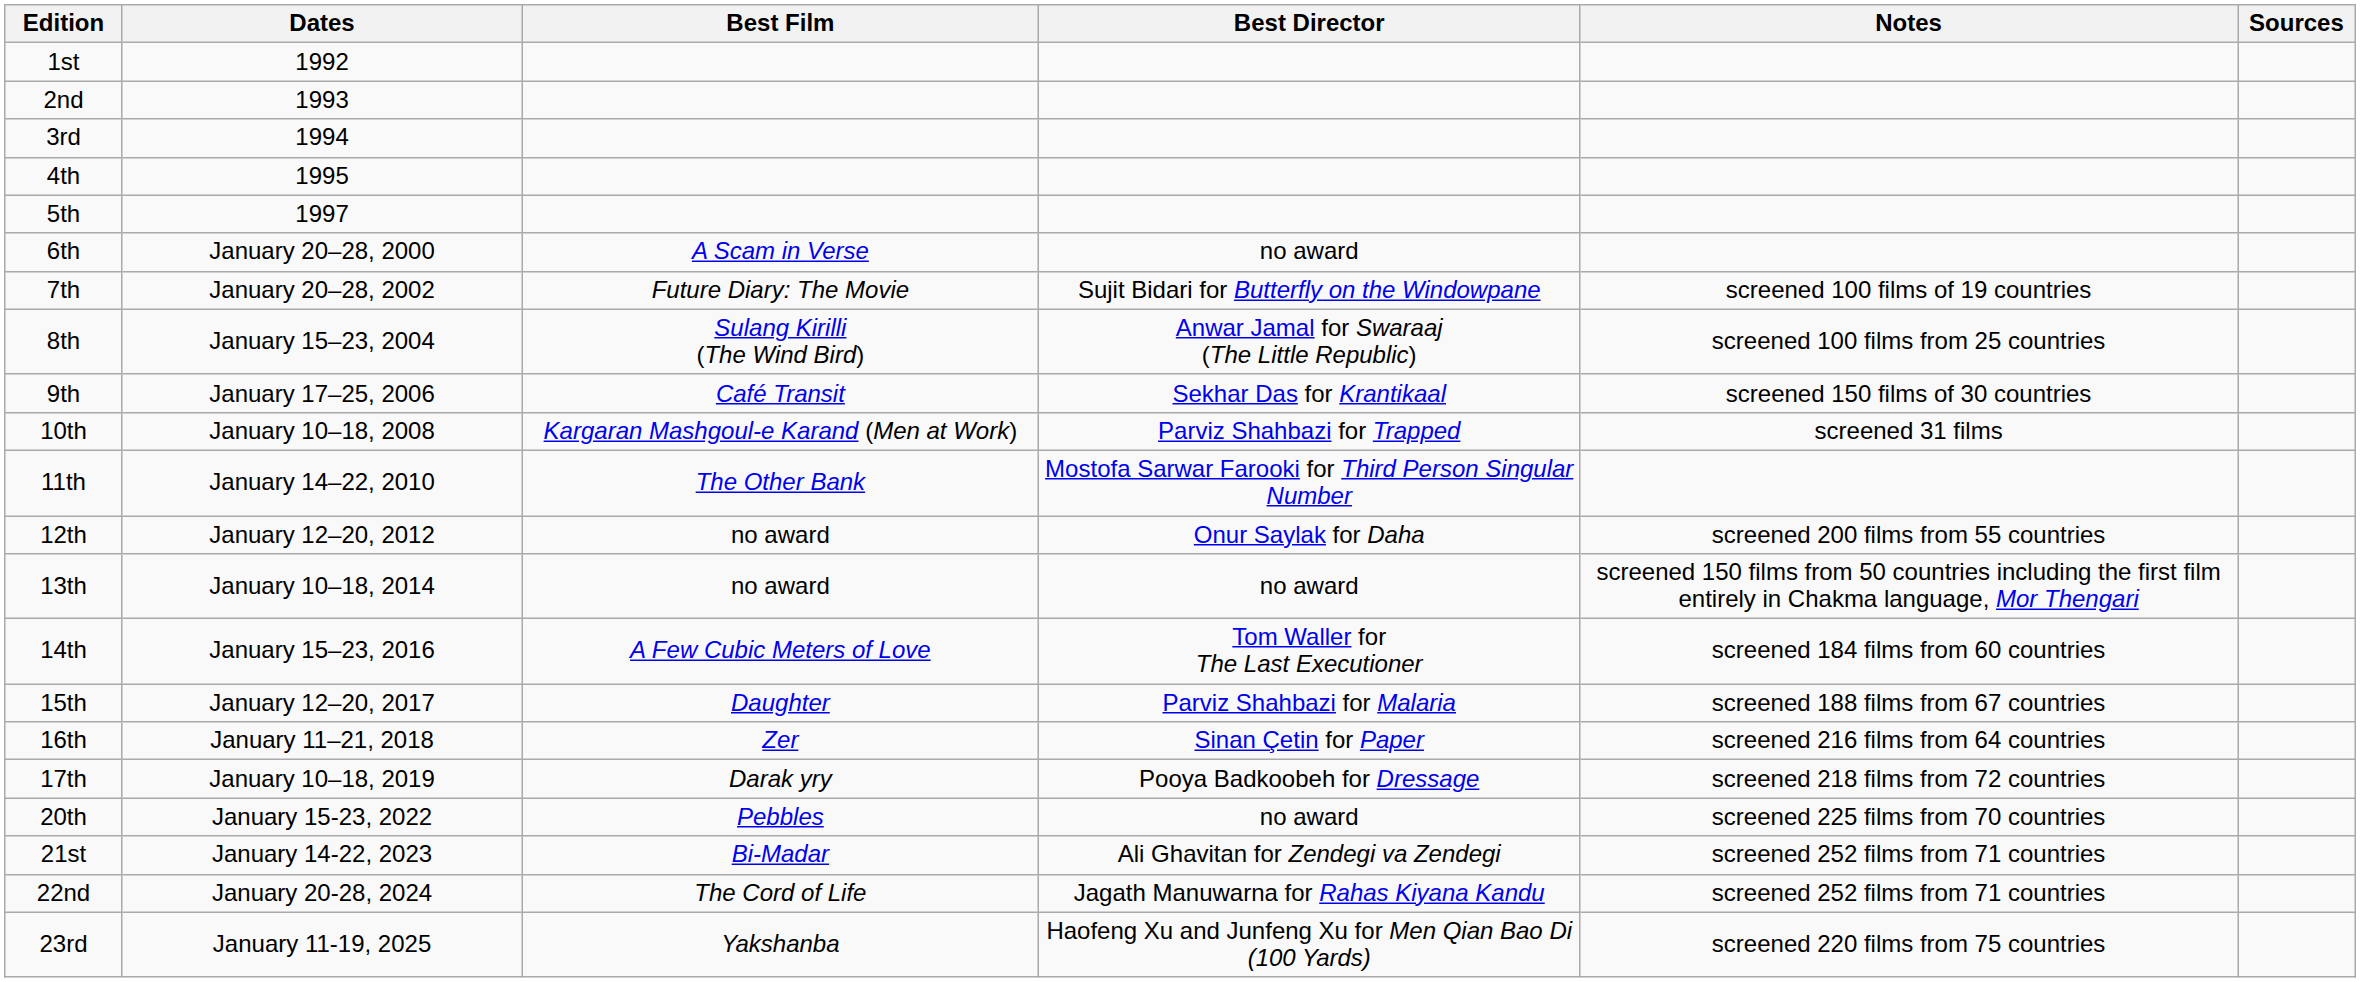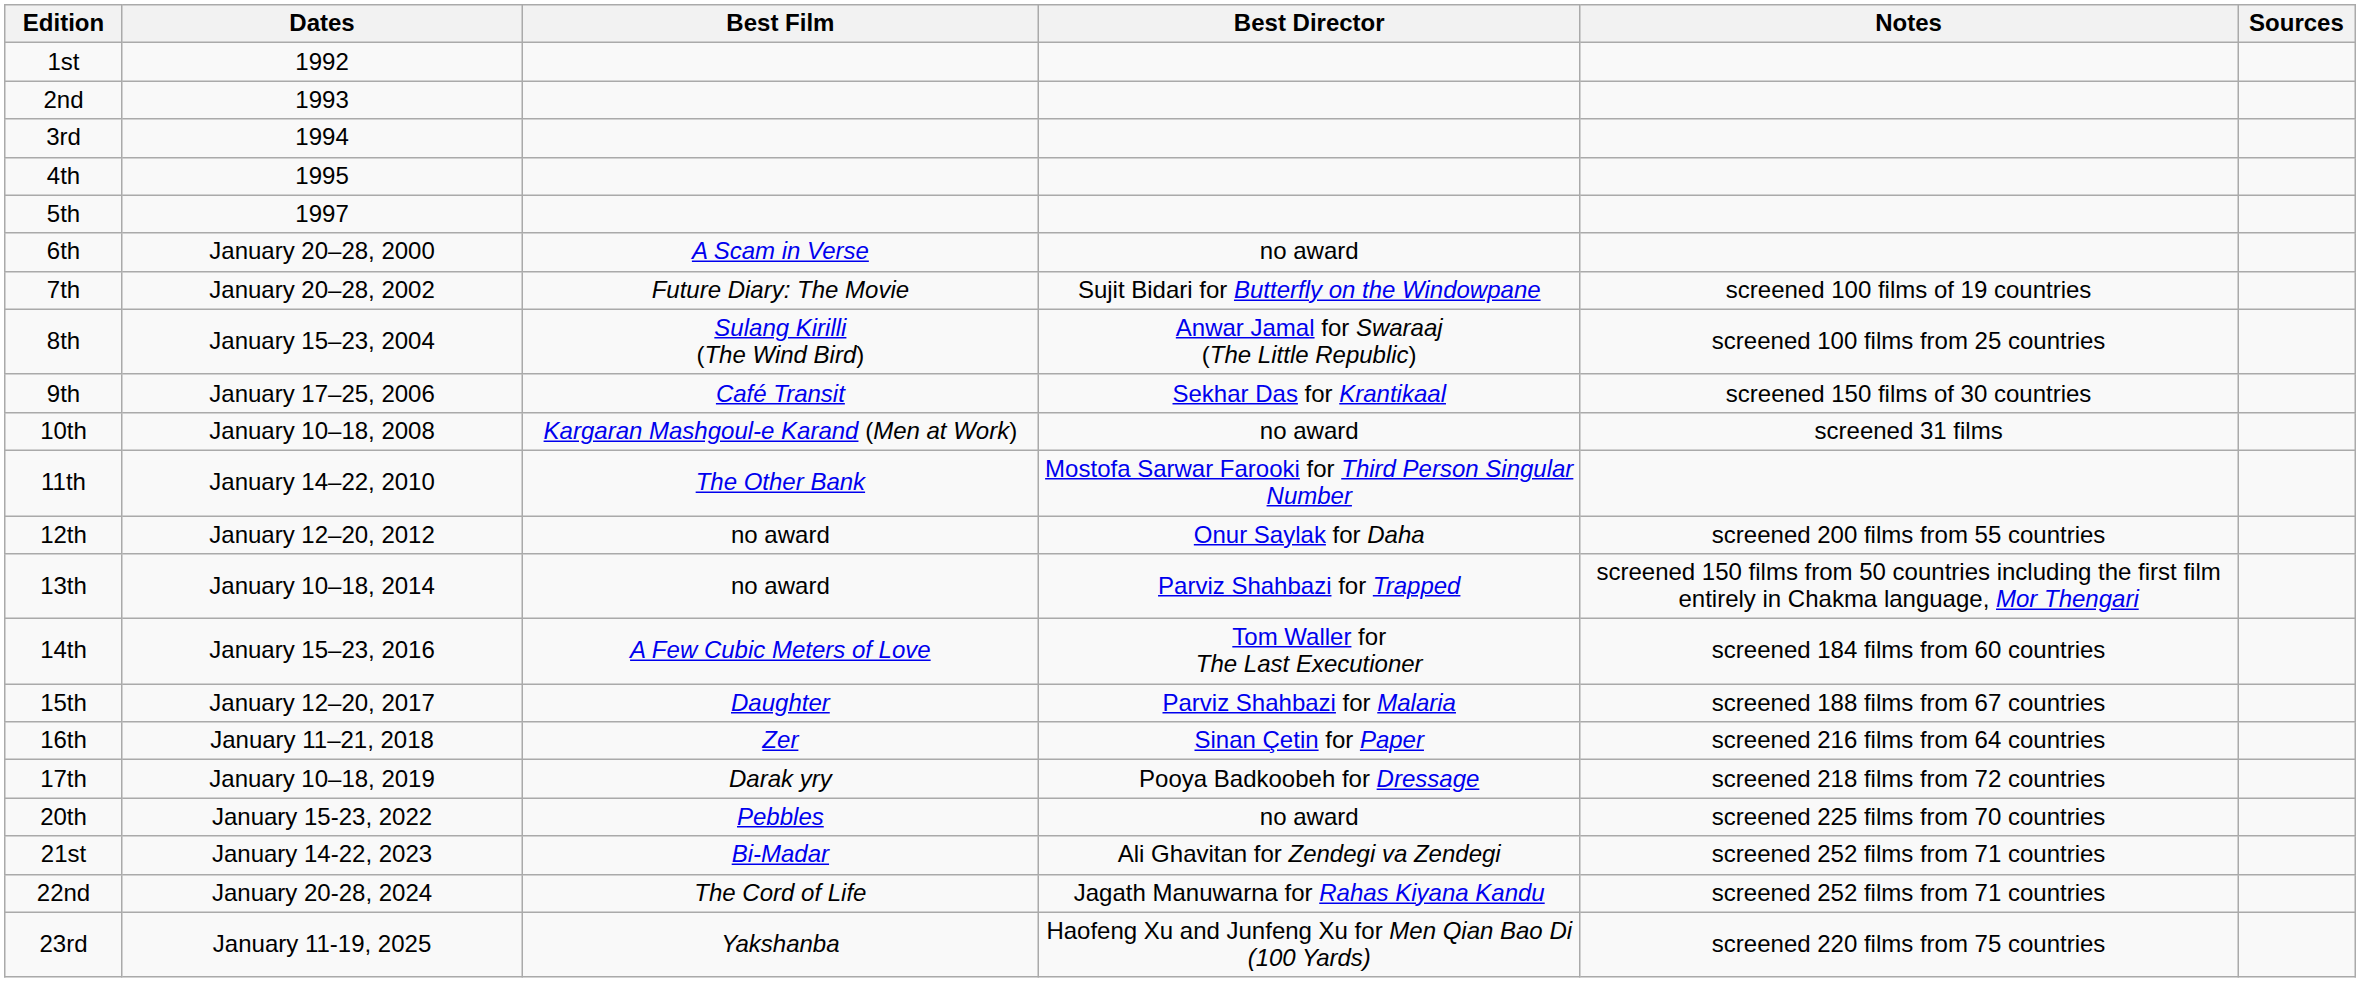(1309, 431) Parviz Shahbazi for Trapped -> (1309, 431) no award
(1309, 585) no award -> (1309, 585) Parviz Shahbazi for Trapped
